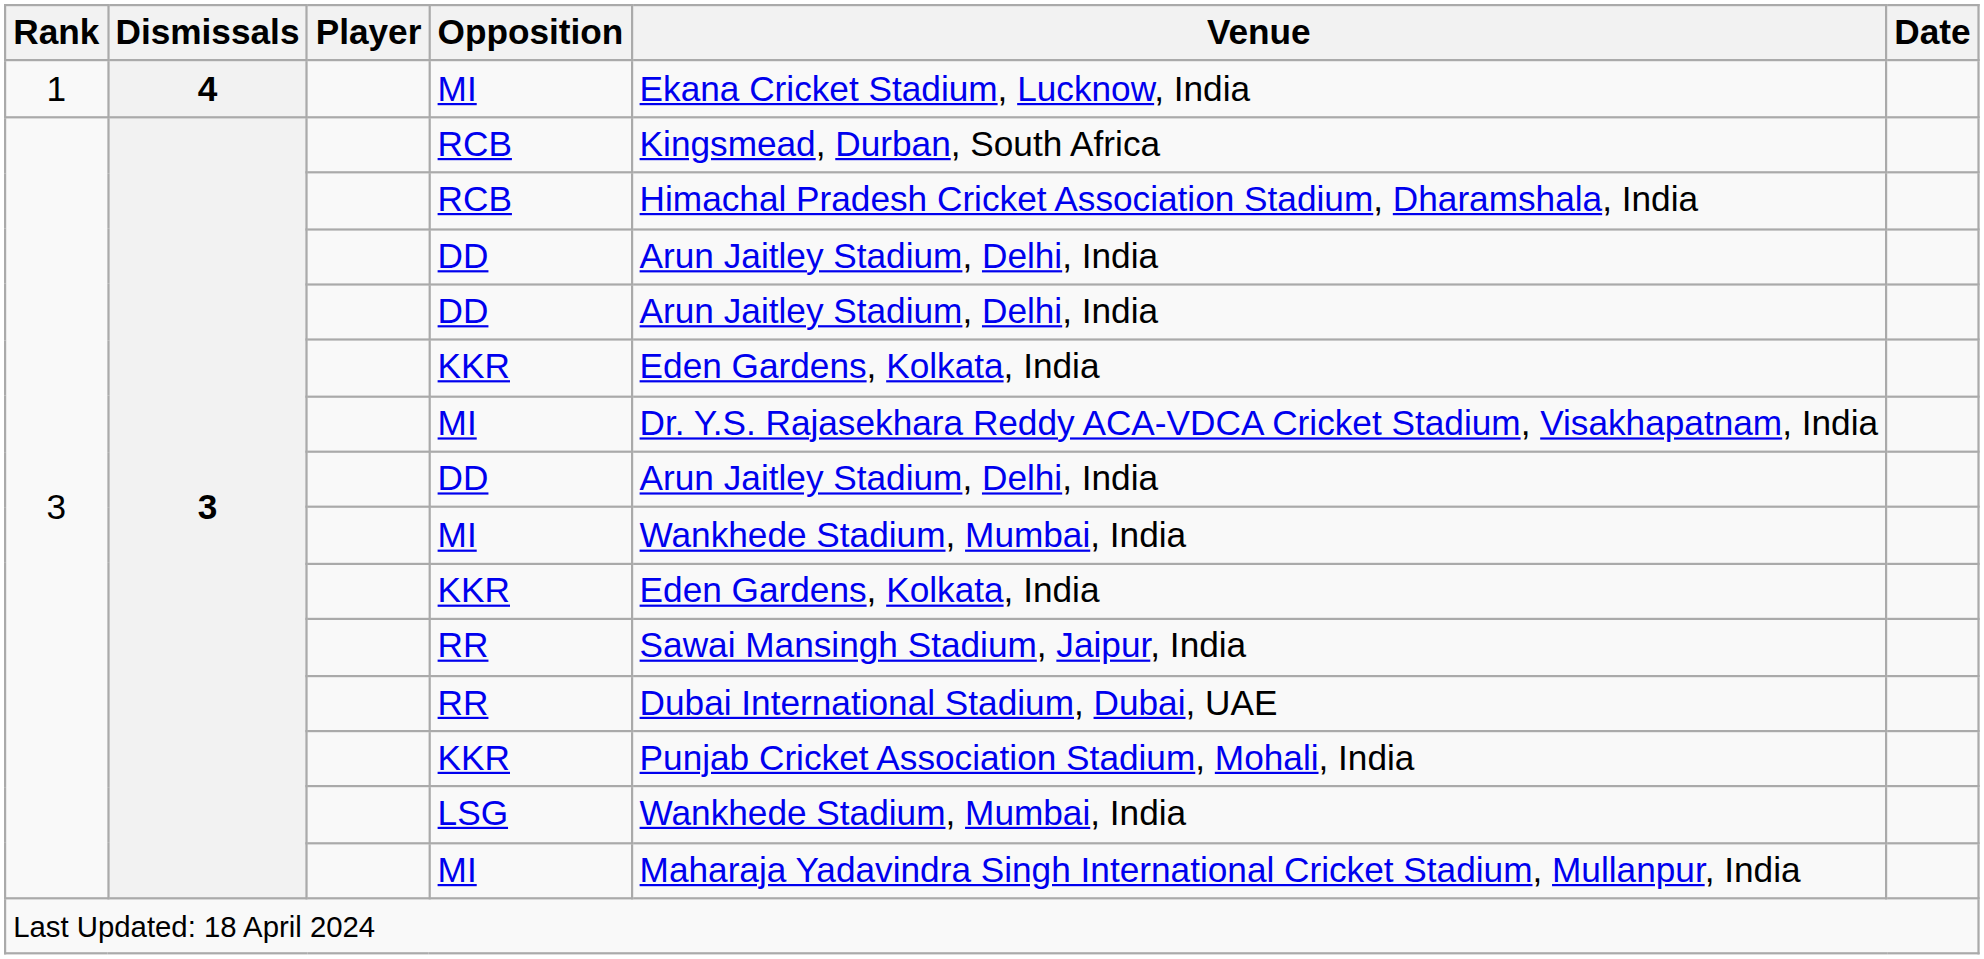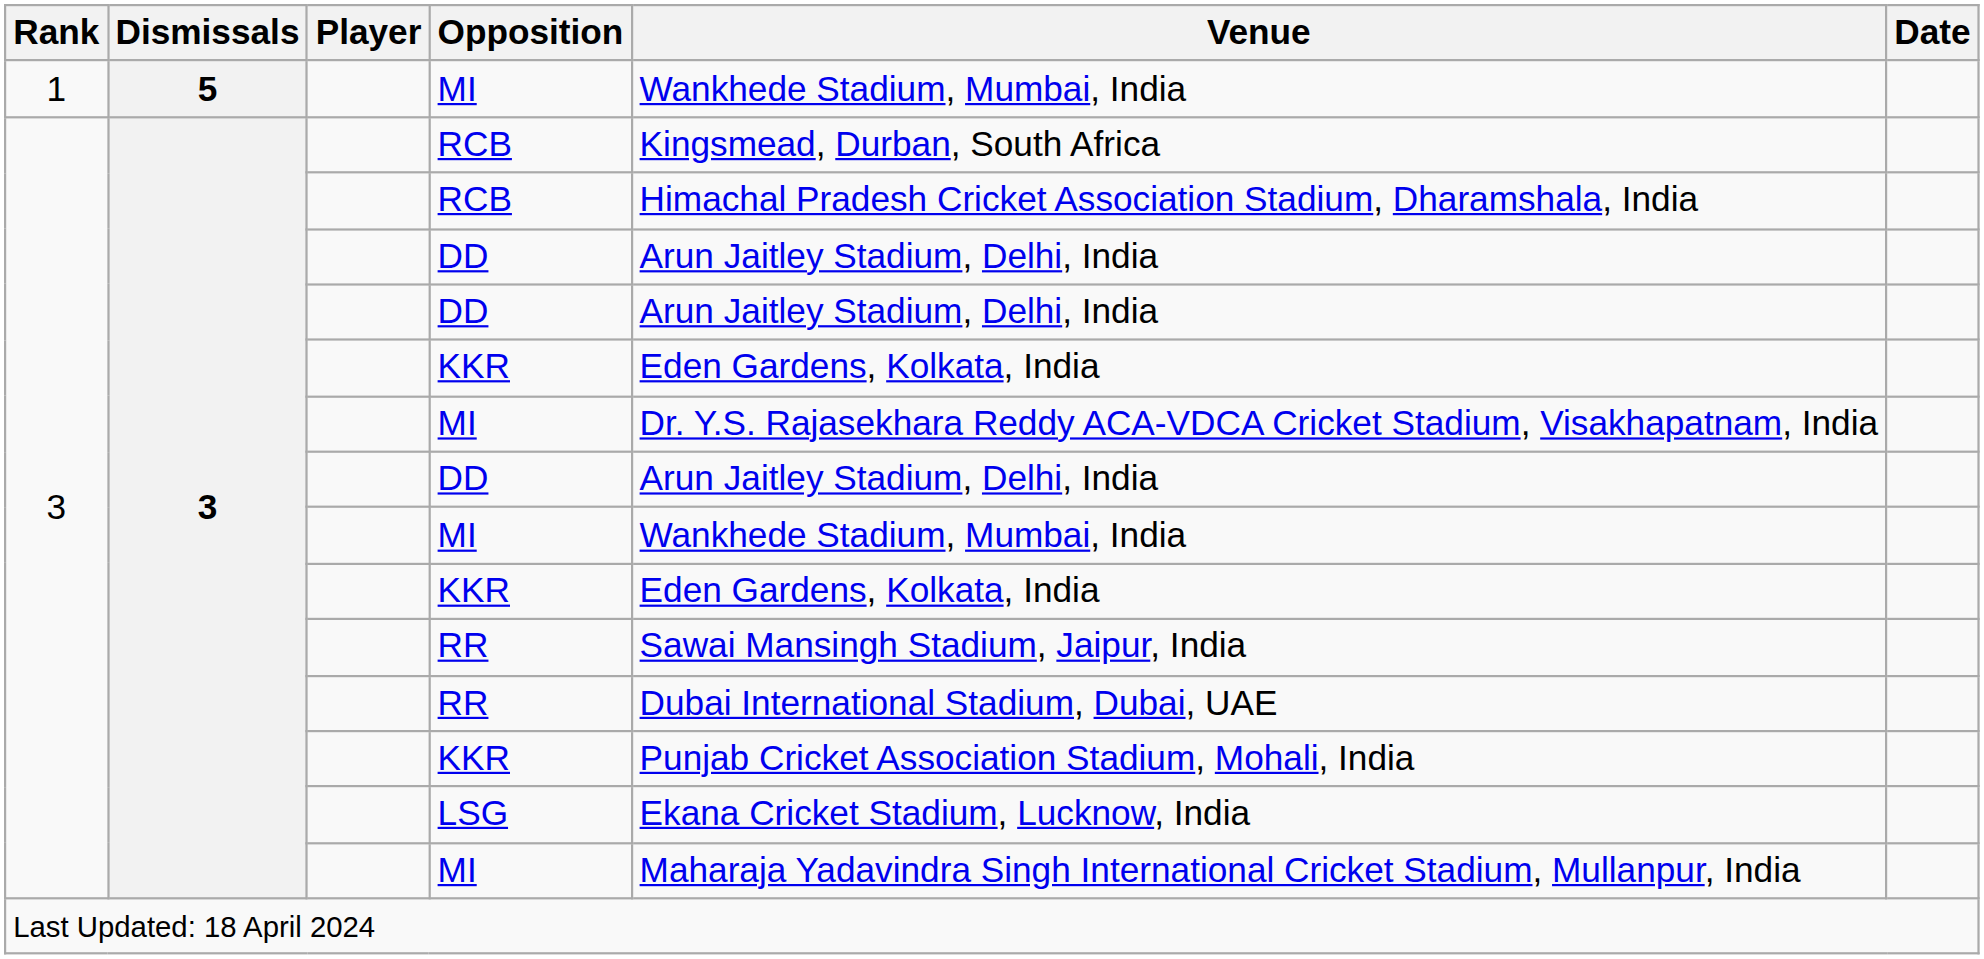(207, 88) 4 -> (207, 88) 5
(945, 88) Ekana Cricket Stadium, Lucknow, India -> (913, 88) Wankhede Stadium, Mumbai, India
(913, 813) Wankhede Stadium, Mumbai, India -> (945, 813) Ekana Cricket Stadium, Lucknow, India
